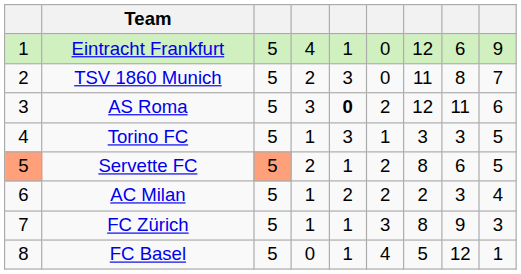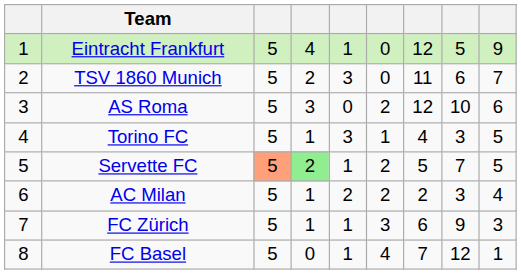(460, 48) 6 -> (460, 48) 5
(460, 78) 8 -> (460, 78) 6
(348, 107) bold -> (348, 107) normal
(460, 107) 11 -> (460, 107) 10
(423, 136) 3 -> (423, 136) 4
(23, 166) lightsalmon background -> (23, 166) no background
(310, 166) no background -> (310, 166) lightgreen background
(423, 166) 8 -> (423, 166) 5
(460, 166) 6 -> (460, 166) 7
(423, 225) 8 -> (423, 225) 6
(423, 254) 5 -> (423, 254) 7
